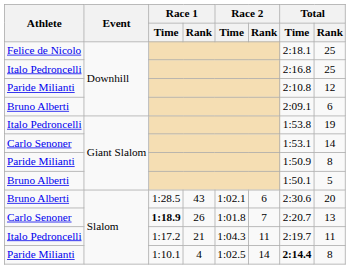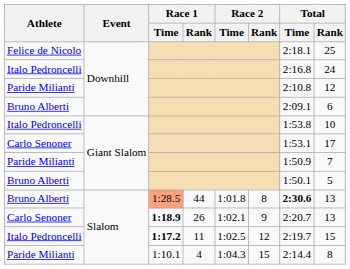(330, 69) 25 -> (330, 69) 24
(330, 125) 19 -> (330, 125) 10
(330, 143) 14 -> (330, 143) 17
(330, 162) 8 -> (330, 162) 7
(166, 199) no background -> (166, 199) lightsalmon background
(199, 199) 43 -> (199, 199) 44
(232, 199) 1:02.1 -> (232, 199) 1:01.8
(264, 199) 6 -> (264, 199) 8
(297, 199) normal -> (297, 199) bold
(330, 199) 20 -> (330, 199) 13
(232, 217) 1:01.8 -> (232, 217) 1:02.1
(264, 217) 7 -> (264, 217) 9
(166, 236) normal -> (166, 236) bold
(199, 236) 21 -> (199, 236) 11
(232, 236) 1:04.3 -> (232, 236) 1:02.5
(264, 236) 11 -> (264, 236) 12
(330, 236) 11 -> (330, 236) 15
(232, 254) 1:02.5 -> (232, 254) 1:04.3
(264, 254) 14 -> (264, 254) 15
(297, 254) bold -> (297, 254) normal
